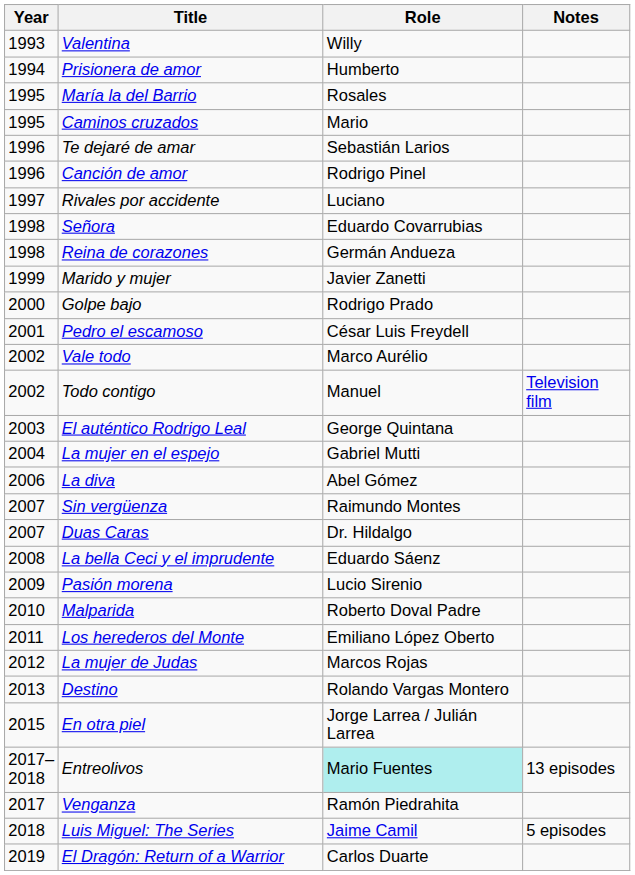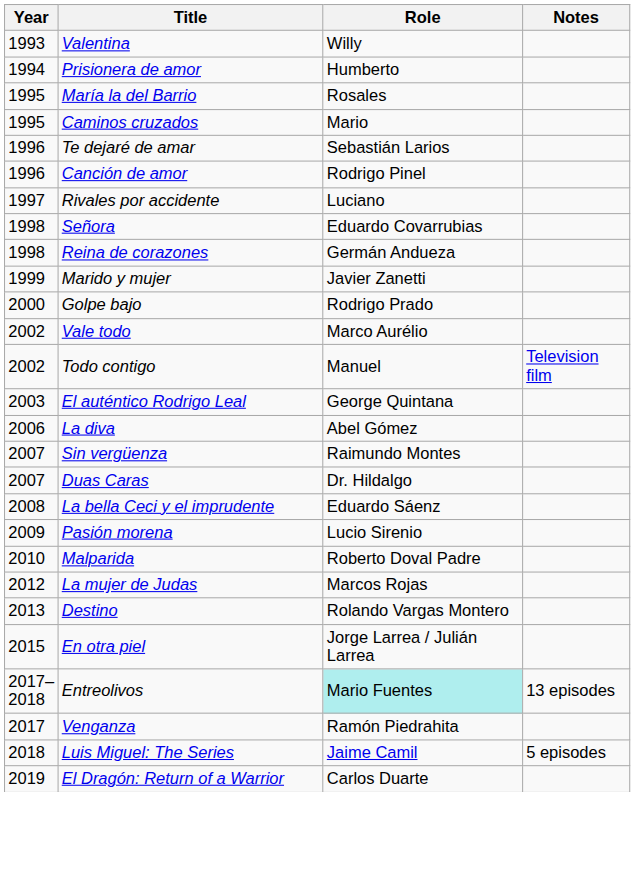- row: (132, 331)
- row: (141, 454)
- row: (153, 637)
